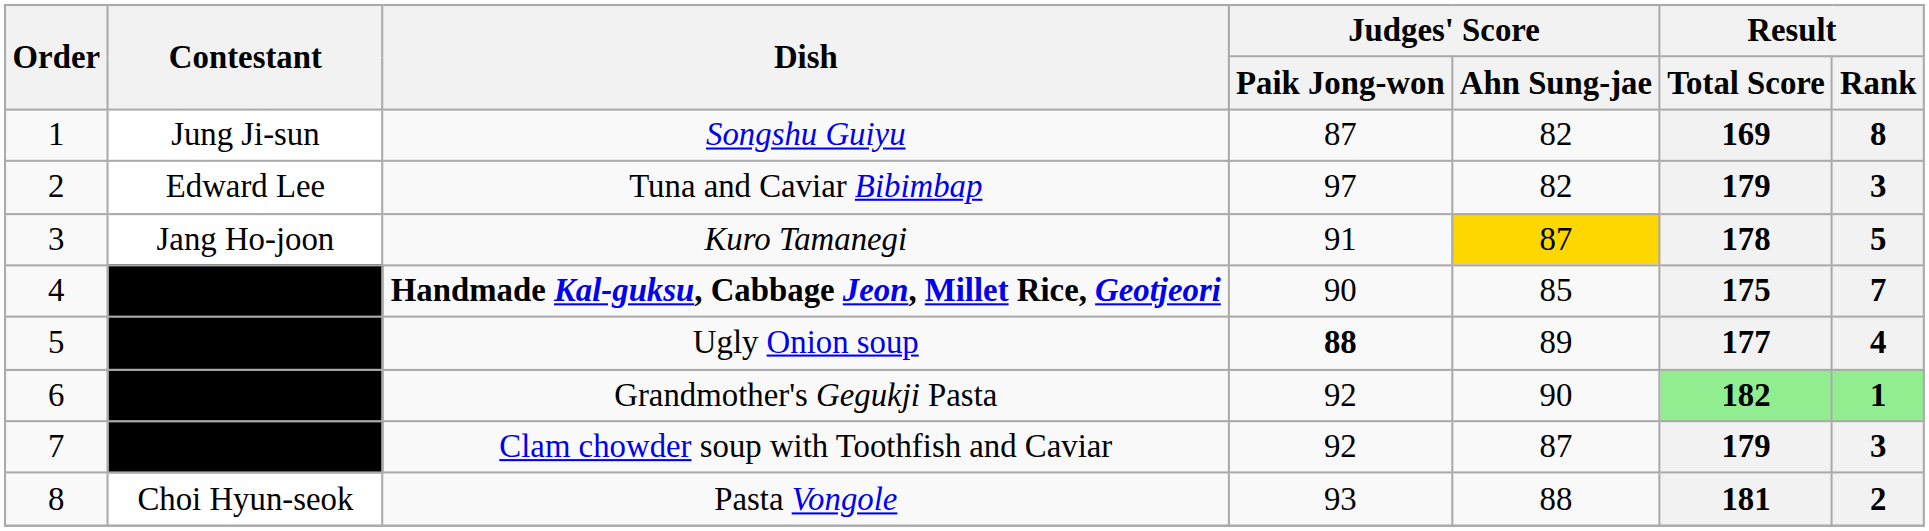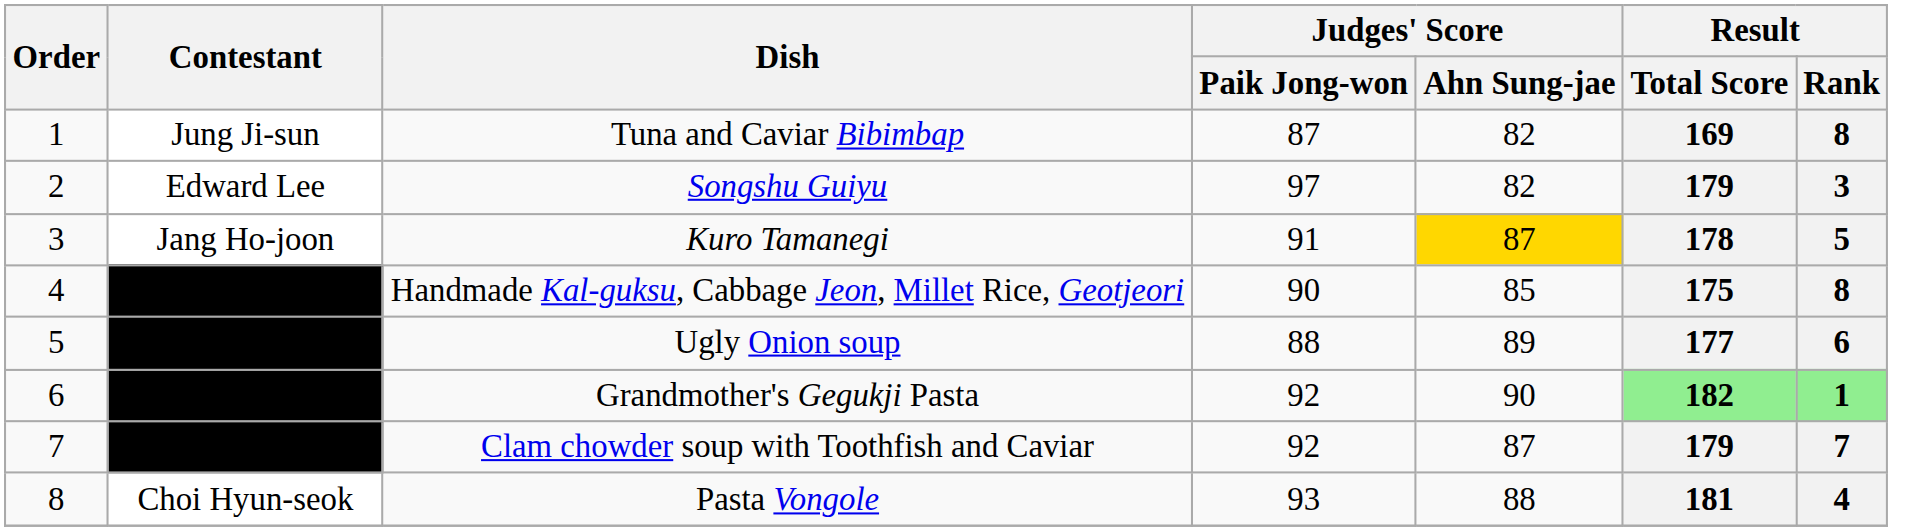(806, 134) Songshu Guiyu -> (787, 134) Tuna and Caviar Bibimbap
(806, 186) Tuna and Caviar Bibimbap -> (788, 186) Songshu Guiyu
(806, 290) bold -> (788, 290) normal
(1878, 290) 7 -> (1842, 290) 8
(1340, 342) bold -> (1304, 342) normal
(1878, 342) 4 -> (1842, 342) 6
(1878, 446) 3 -> (1842, 446) 7
(1878, 498) 2 -> (1842, 498) 4
